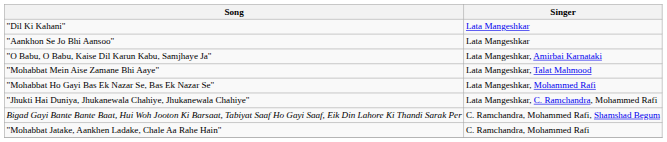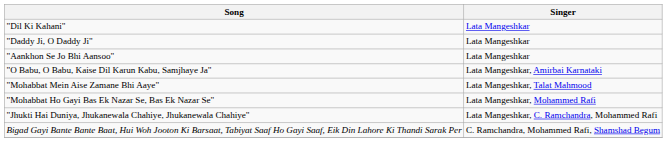+ row: (50, 41)
- row: (114, 130)
